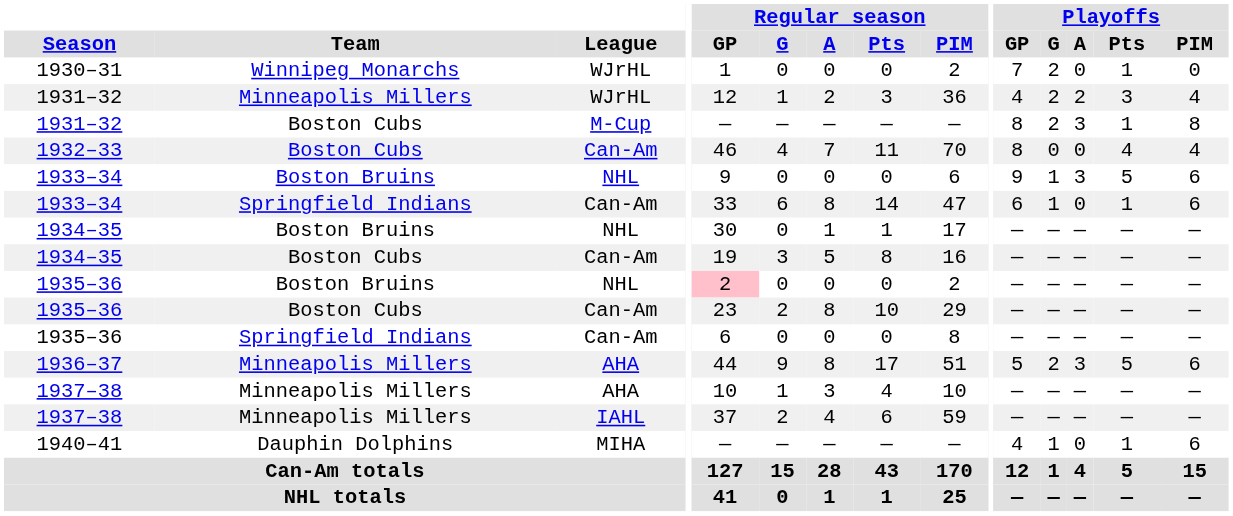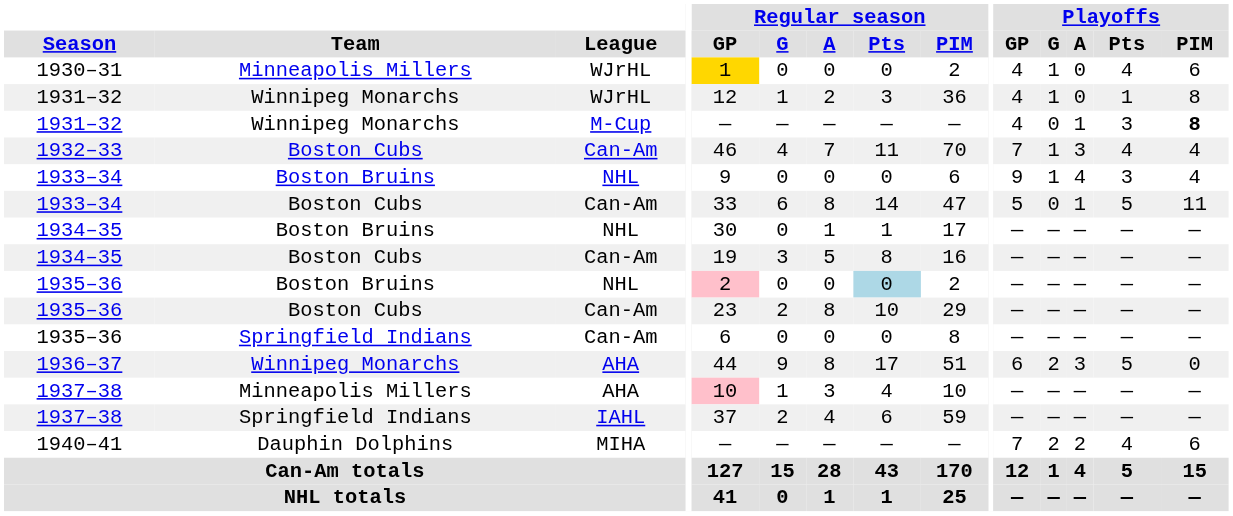(355, 71) Winnipeg Monarchs -> (355, 71) Minneapolis Millers
(725, 71) no background -> (725, 71) gold background
(1017, 71) 7 -> (1017, 71) 4
(1054, 71) 2 -> (1054, 71) 1
(1127, 71) 1 -> (1127, 71) 4
(1195, 71) 0 -> (1195, 71) 6
(355, 97) Minneapolis Millers -> (355, 97) Winnipeg Monarchs
(1054, 97) 2 -> (1054, 97) 1
(1080, 97) 2 -> (1080, 97) 0
(1127, 97) 3 -> (1127, 97) 1
(1195, 97) 4 -> (1195, 97) 8
(355, 124) Boston Cubs -> (355, 124) Winnipeg Monarchs
(1017, 124) 8 -> (1017, 124) 4
(1054, 124) 2 -> (1054, 124) 0
(1080, 124) 3 -> (1080, 124) 1
(1127, 124) 1 -> (1127, 124) 3
(1195, 124) normal -> (1195, 124) bold
(1017, 151) 8 -> (1017, 151) 7
(1054, 151) 0 -> (1054, 151) 1
(1080, 151) 0 -> (1080, 151) 3
(1080, 177) 3 -> (1080, 177) 4
(1127, 177) 5 -> (1127, 177) 3
(1195, 177) 6 -> (1195, 177) 4
(355, 204) Springfield Indians -> (355, 204) Boston Cubs
(1017, 204) 6 -> (1017, 204) 5
(1054, 204) 1 -> (1054, 204) 0
(1080, 204) 0 -> (1080, 204) 1
(1127, 204) 1 -> (1127, 204) 5
(1195, 204) 6 -> (1195, 204) 11
(887, 284) no background -> (887, 284) lightblue background
(355, 364) Minneapolis Millers -> (355, 364) Winnipeg Monarchs
(1017, 364) 5 -> (1017, 364) 6
(1195, 364) 6 -> (1195, 364) 0
(725, 391) no background -> (725, 391) pink background
(355, 418) Minneapolis Millers -> (355, 418) Springfield Indians
(1017, 444) 4 -> (1017, 444) 7
(1054, 444) 1 -> (1054, 444) 2
(1080, 444) 0 -> (1080, 444) 2
(1127, 444) 1 -> (1127, 444) 4
